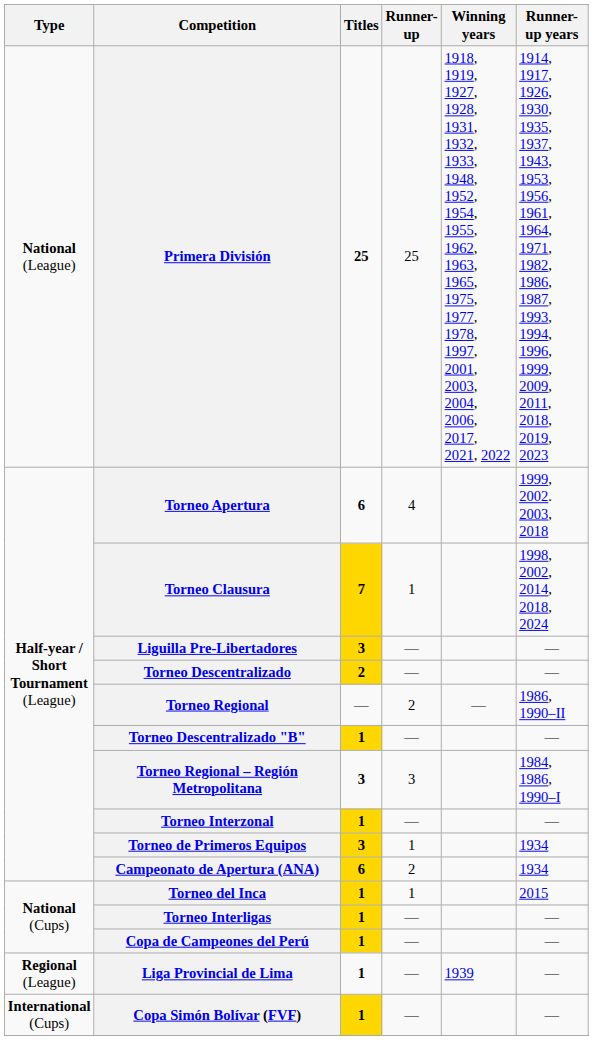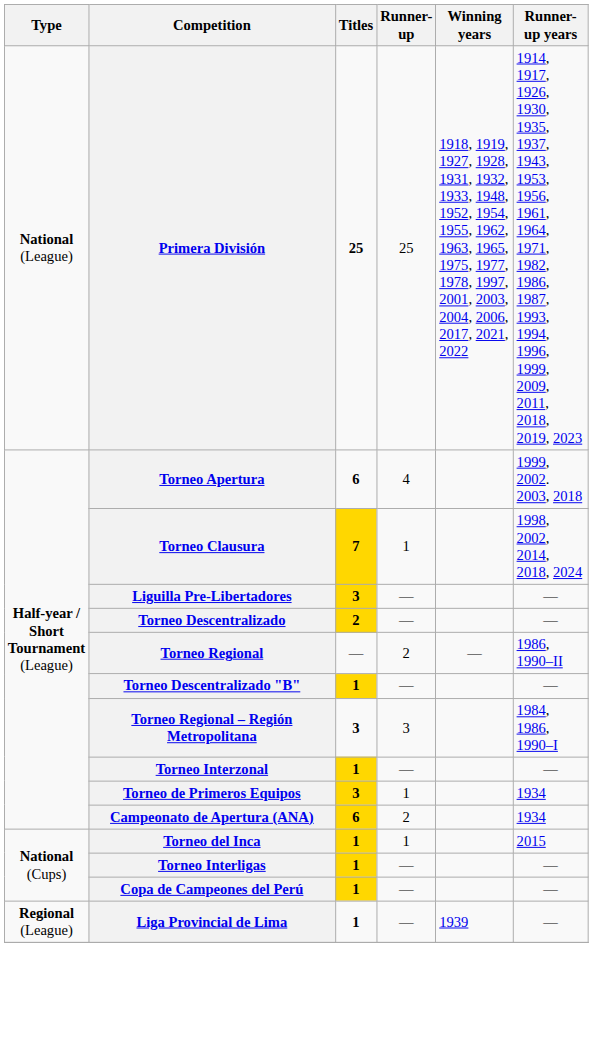- row: (217, 1015)
